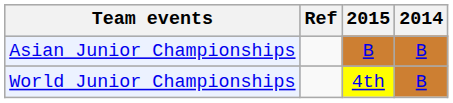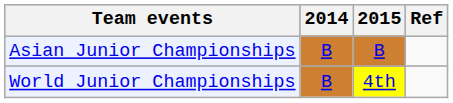columns swapped: (421, 20) <-> (321, 20)
